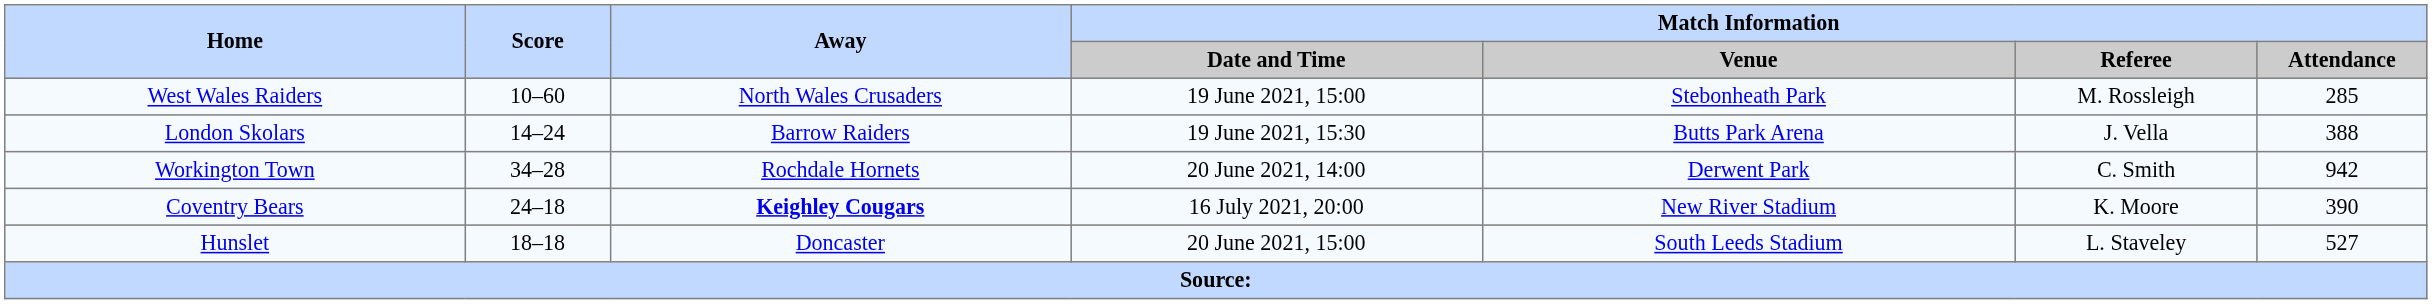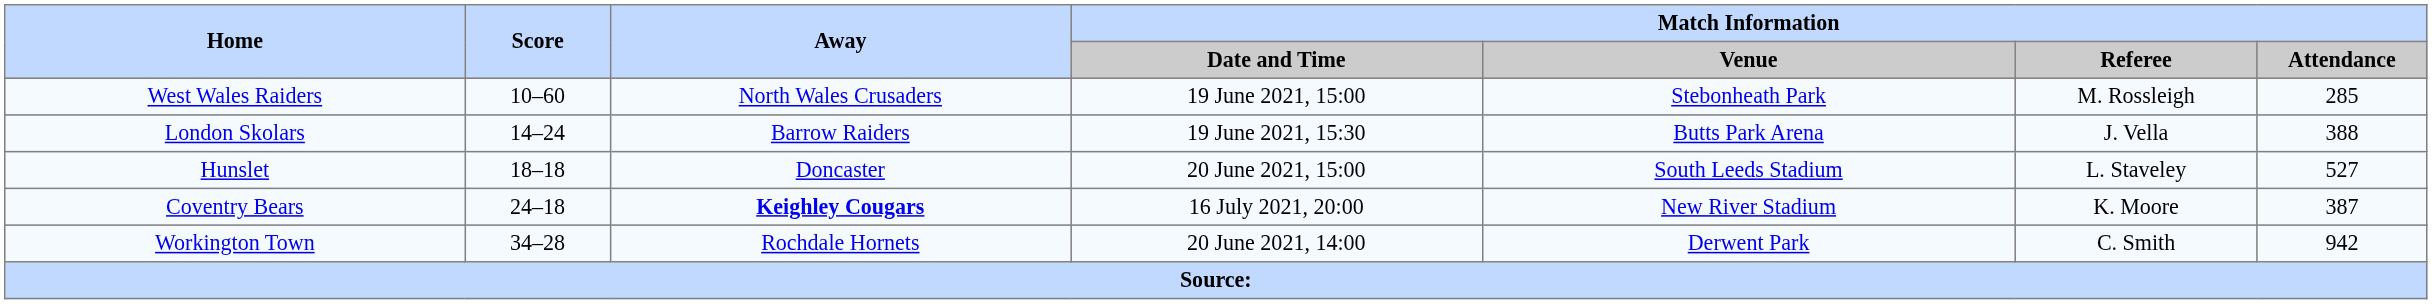rows swapped: (235, 169) <-> (235, 243)
(2342, 206) 390 -> (2342, 206) 387
